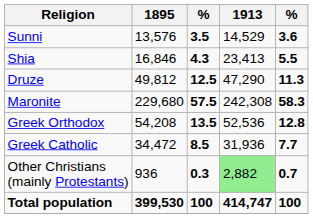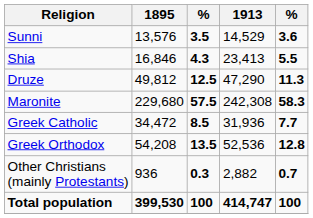rows swapped: (53, 144) <-> (56, 123)
(240, 173) lightgreen background -> (240, 173) no background
